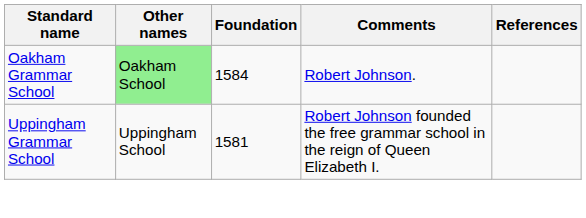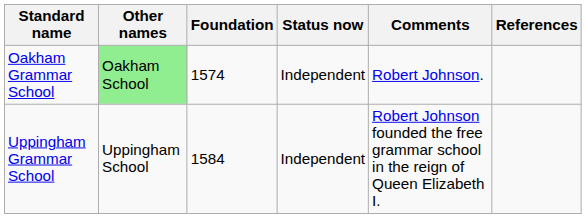+ column: (323, 25)
(232, 74) 1584 -> (208, 74) 1574
(232, 141) 1581 -> (208, 158) 1584
